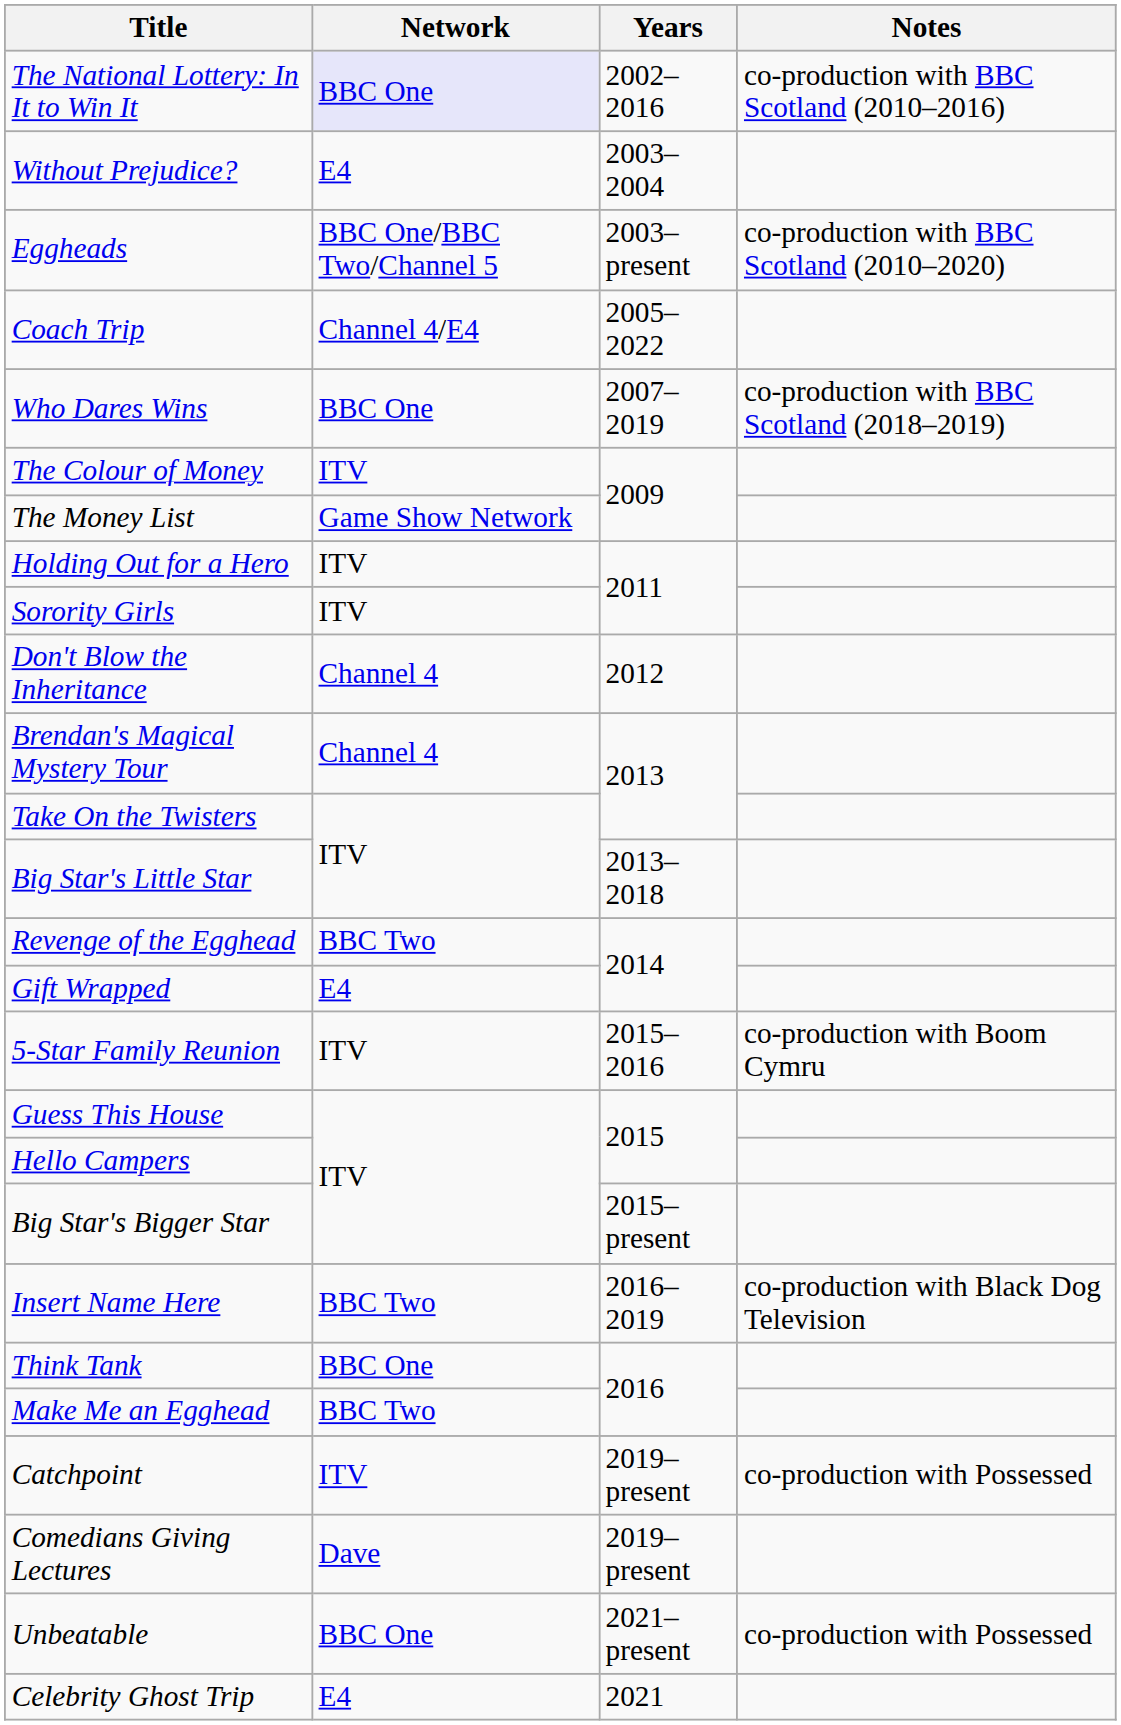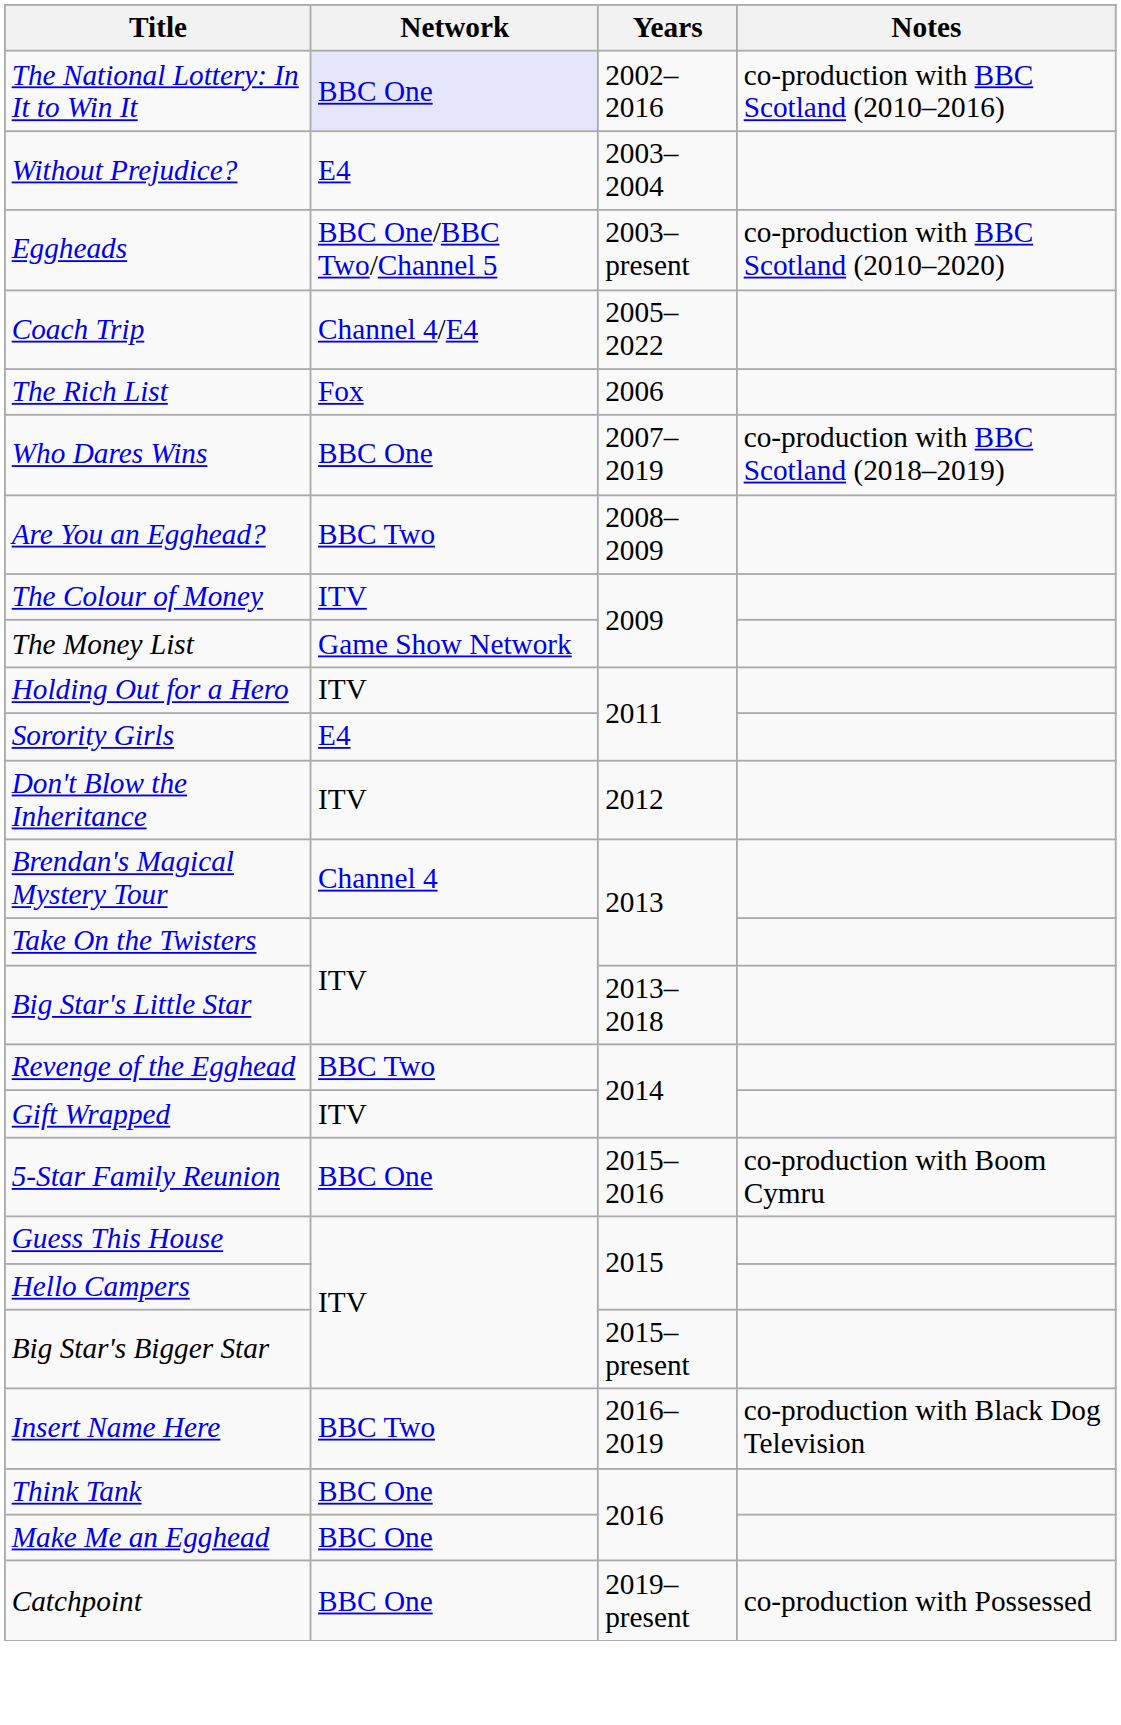+ row: (90, 391)
+ row: (139, 533)
(343, 610) ITV -> (334, 736) E4
(378, 673) Channel 4 -> (342, 799) ITV
(335, 987) E4 -> (342, 1113) ITV
(343, 1050) ITV -> (375, 1176) BBC One
(377, 1411) BBC Two -> (375, 1537) BBC One
(343, 1474) ITV -> (375, 1600) BBC One
- row: (121, 1553)
- row: (80, 1633)
- row: (133, 1696)
